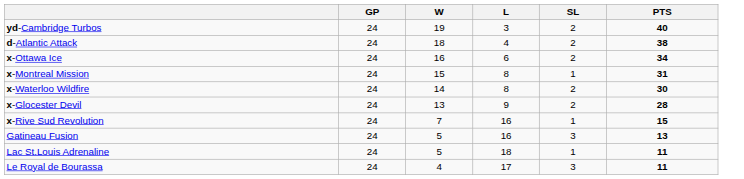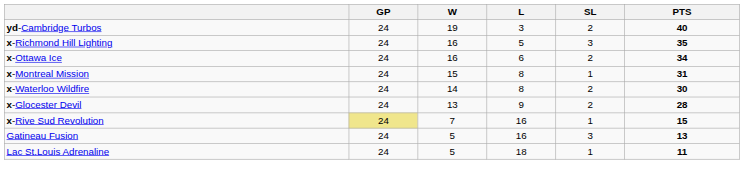- row: (42, 43)
+ row: (59, 43)
(372, 120) no background -> (383, 120) khaki background
- row: (55, 167)
